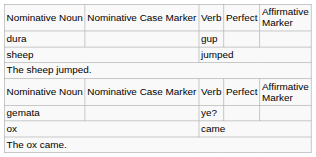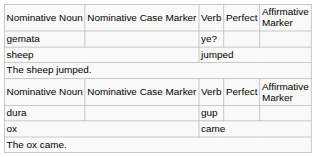rows swapped: (17, 39) <-> (23, 113)
